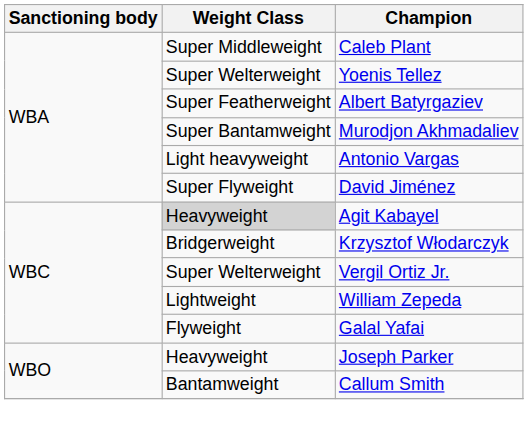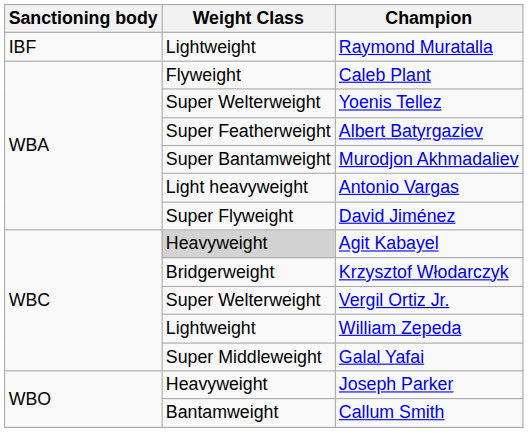+ row: (416, 46)
(244, 46) Super Middleweight -> (203, 74) Flyweight
(203, 328) Flyweight -> (244, 356) Super Middleweight
